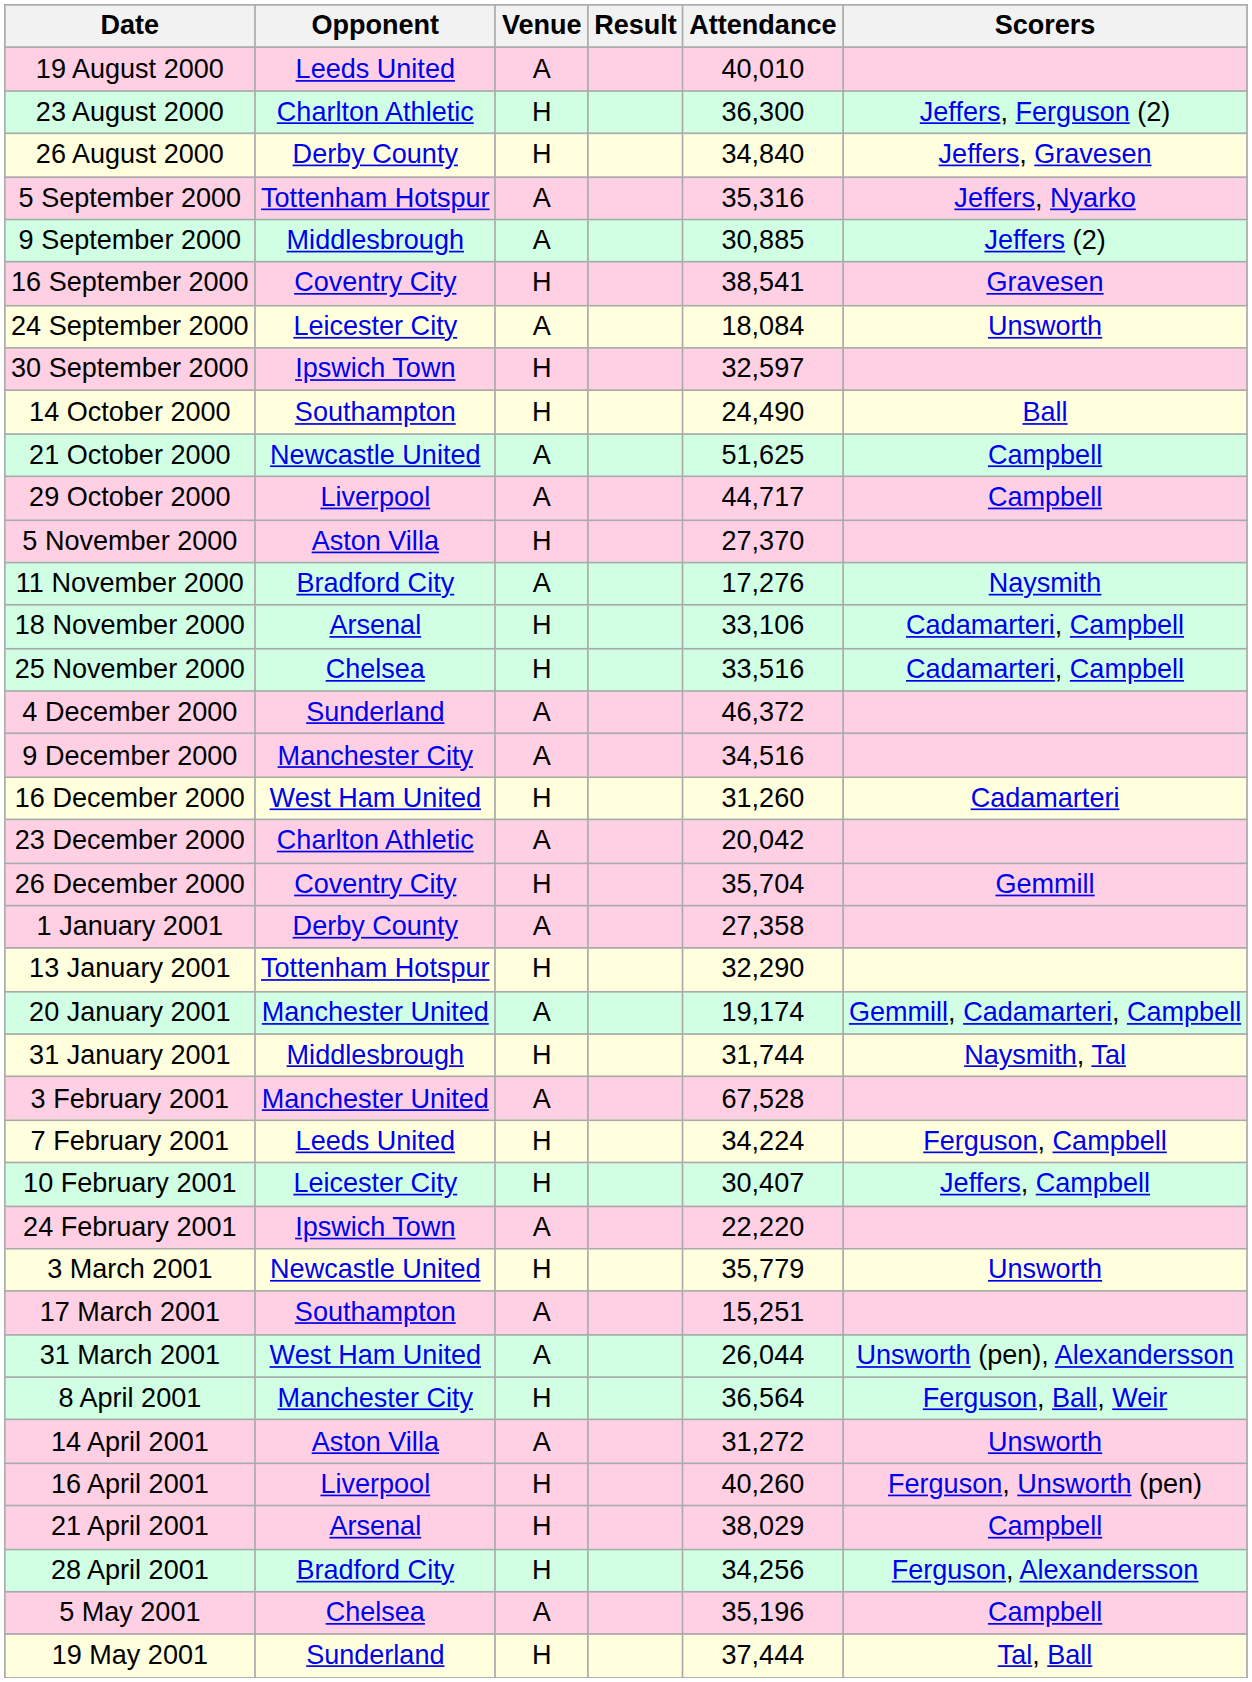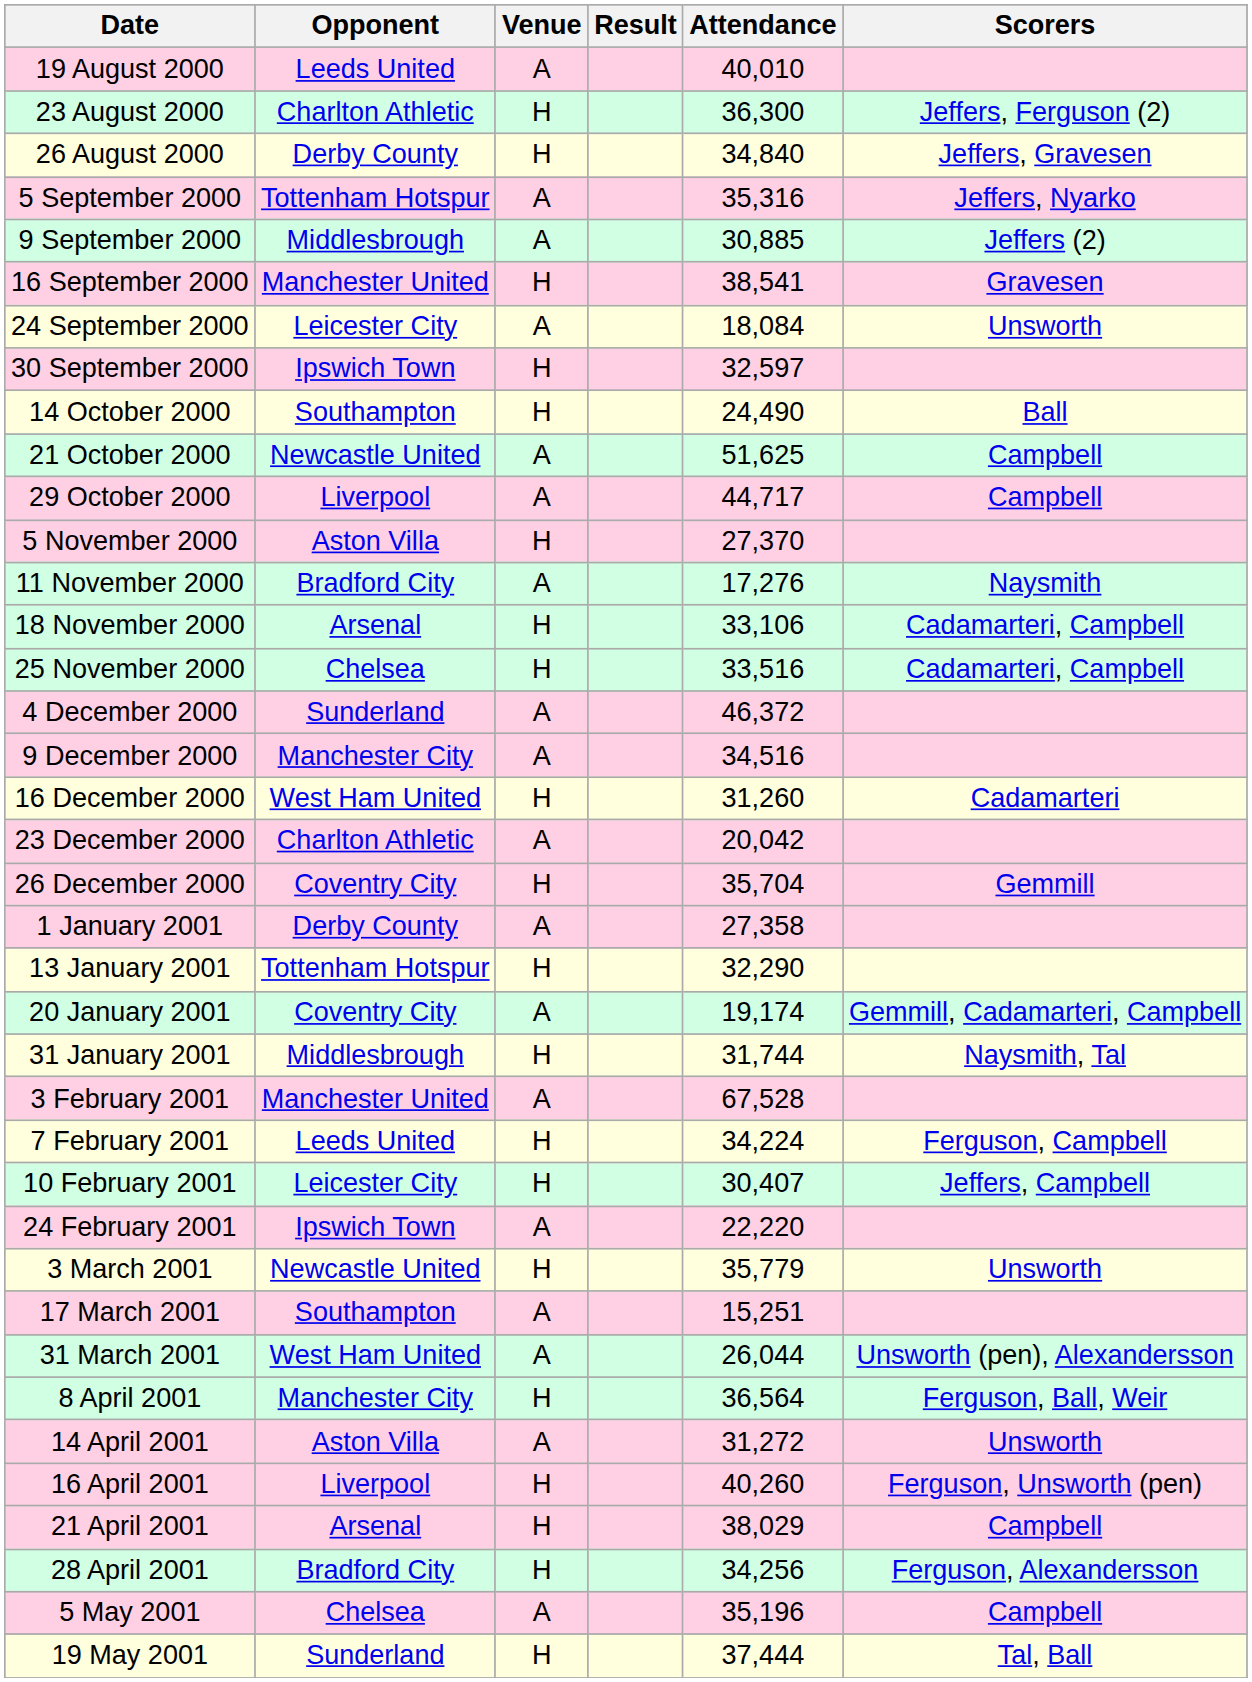(375, 283) Coventry City -> (375, 283) Manchester United
(375, 1012) Manchester United -> (375, 1012) Coventry City
